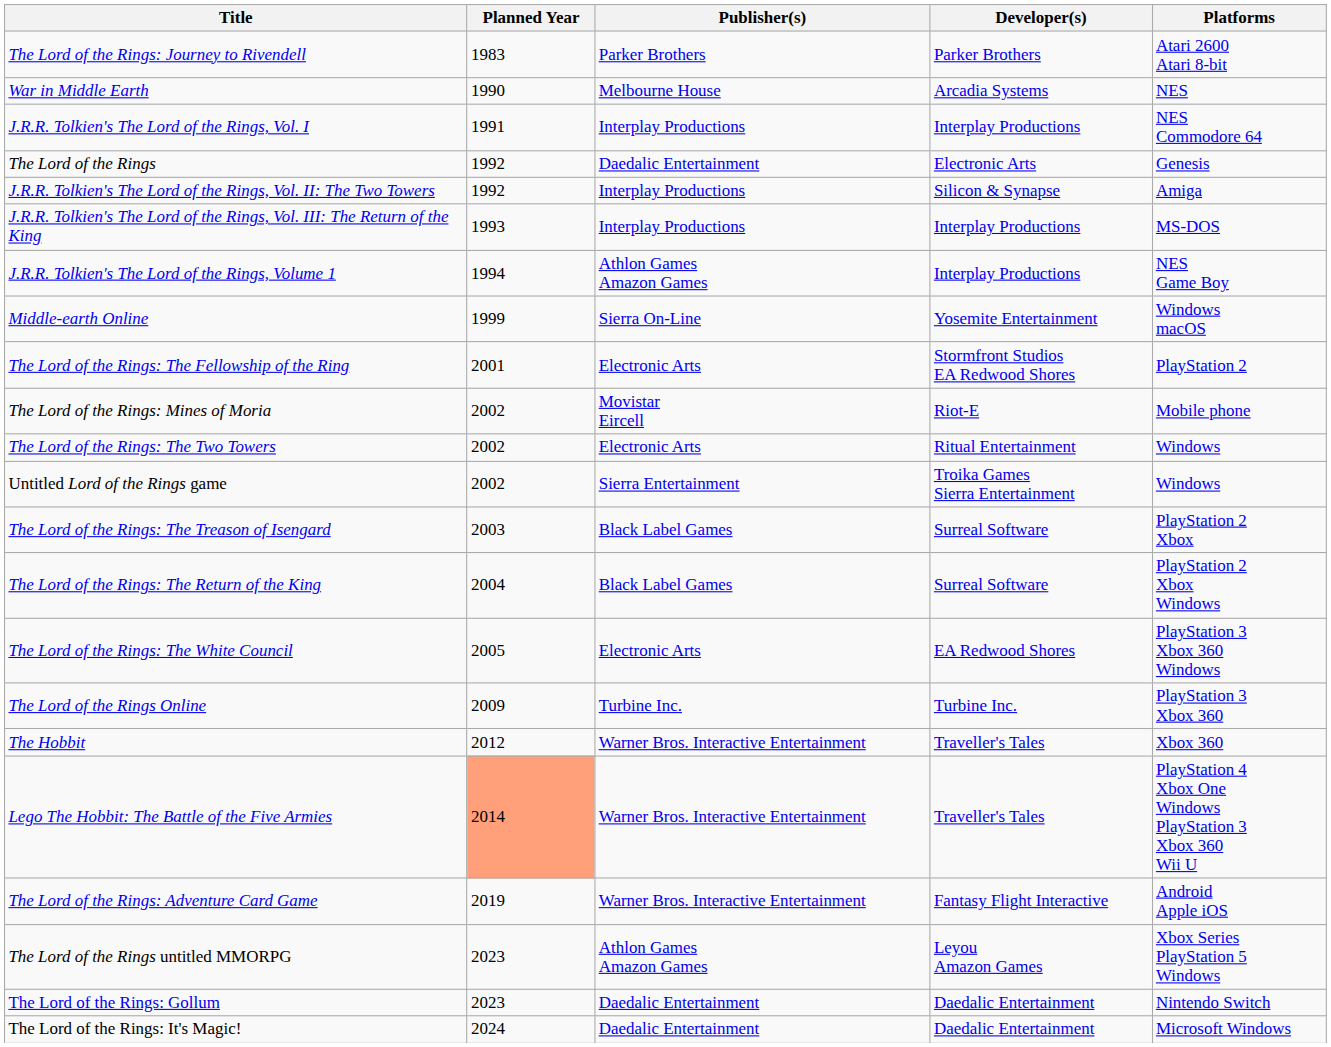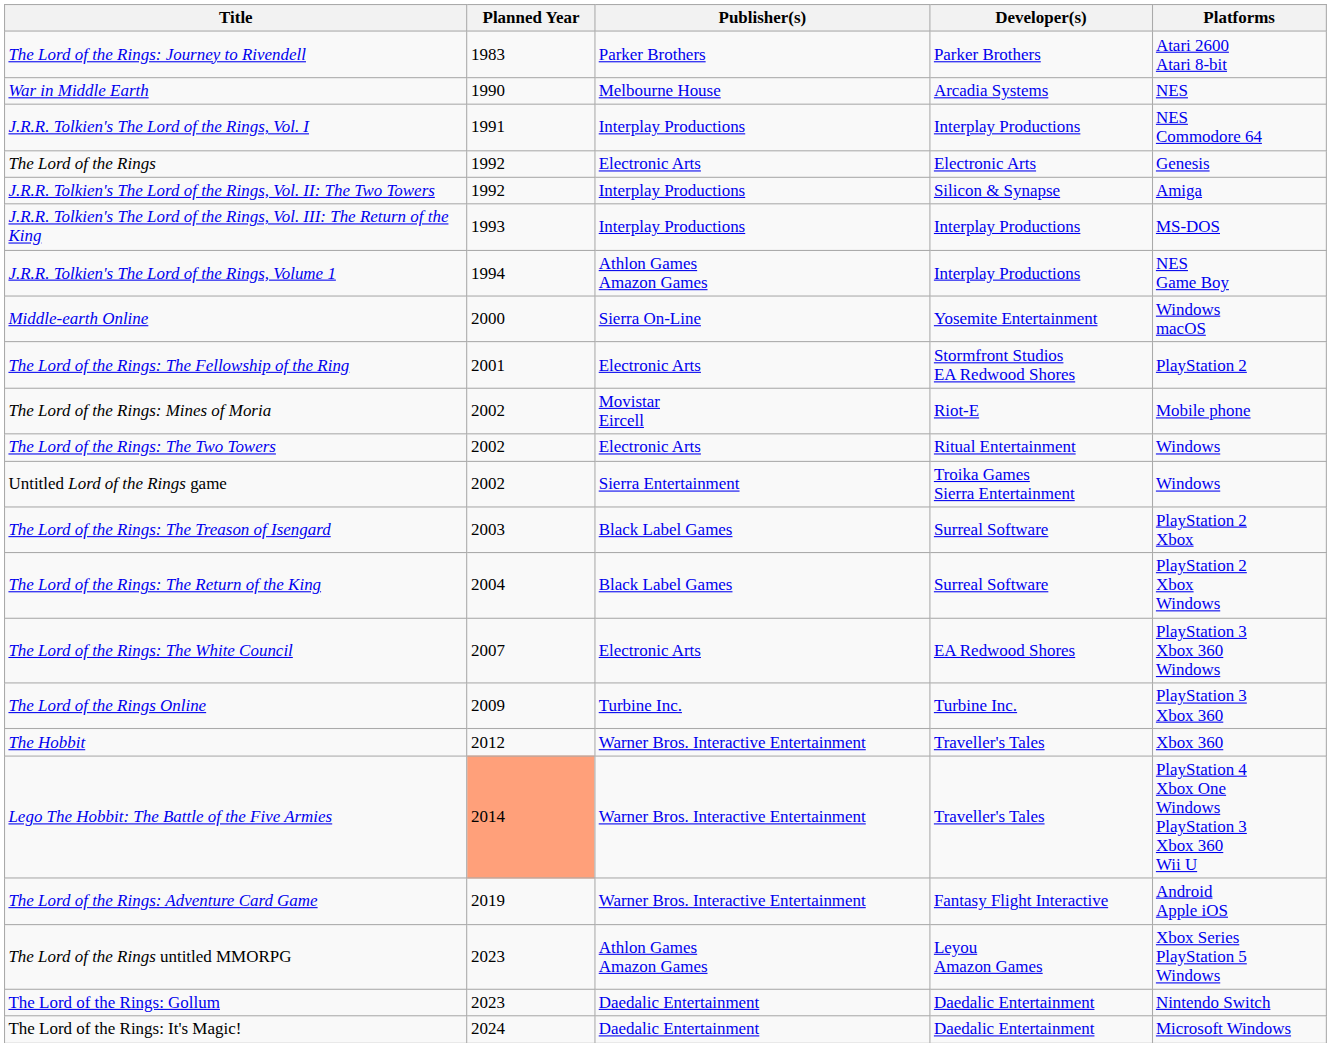(679, 163) Daedalic Entertainment -> (650, 163) Electronic Arts
(488, 318) 1999 -> (488, 318) 2000
(488, 650) 2005 -> (488, 650) 2007
